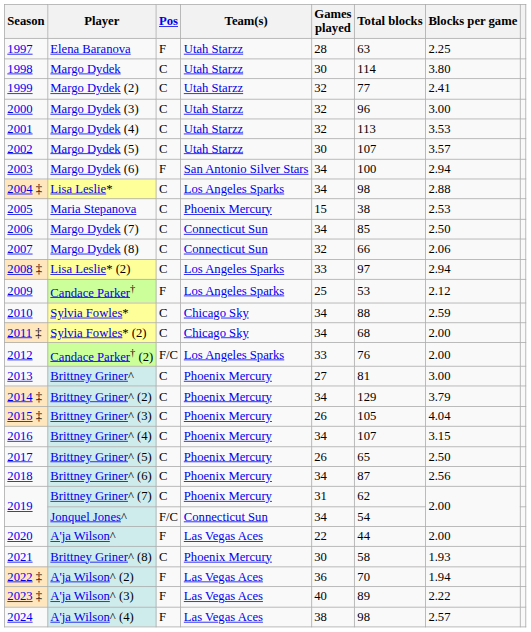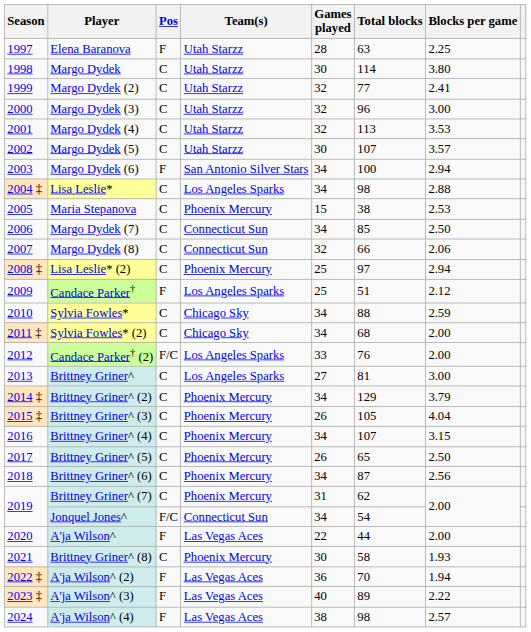(234, 269) Los Angeles Sparks -> (228, 269) Phoenix Mercury
(321, 269) 33 -> (321, 269) 25
(364, 291) 53 -> (364, 291) 51
(228, 376) Phoenix Mercury -> (234, 376) Los Angeles Sparks
